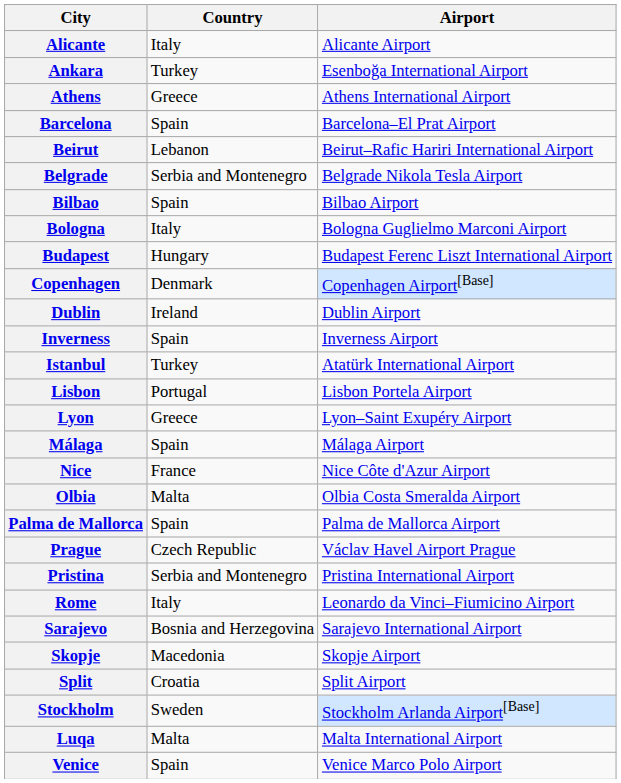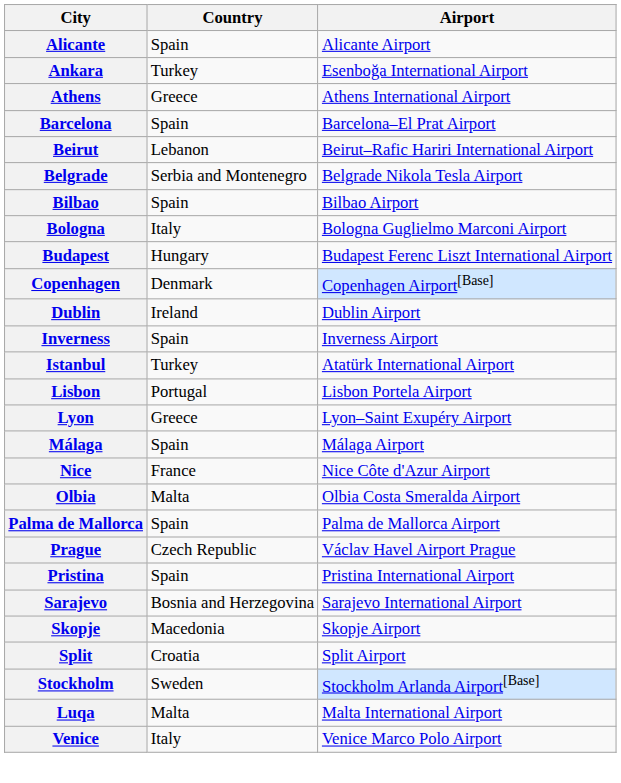(166, 44) Italy -> (170, 44) Spain
(229, 576) Serbia and Montenegro -> (170, 576) Spain
- row: (76, 602)
(170, 765) Spain -> (166, 739) Italy
